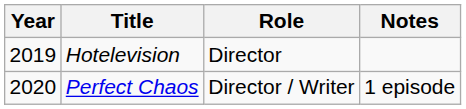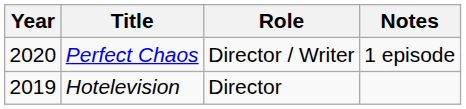rows swapped: (123, 54) <-> (132, 87)
